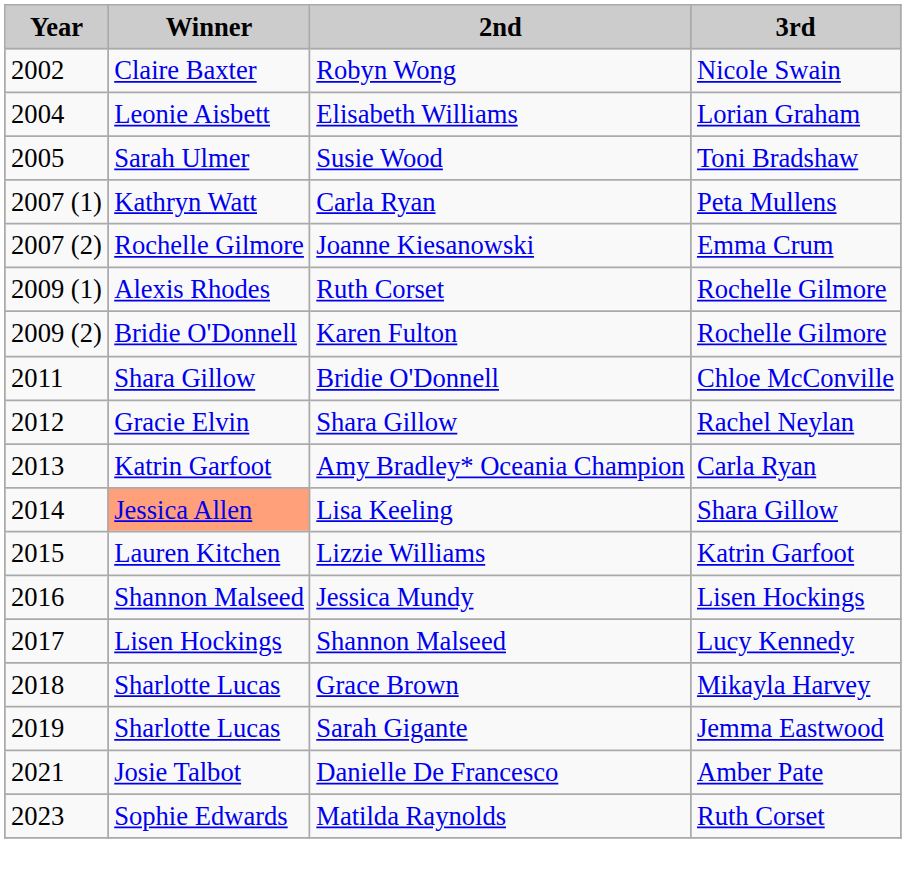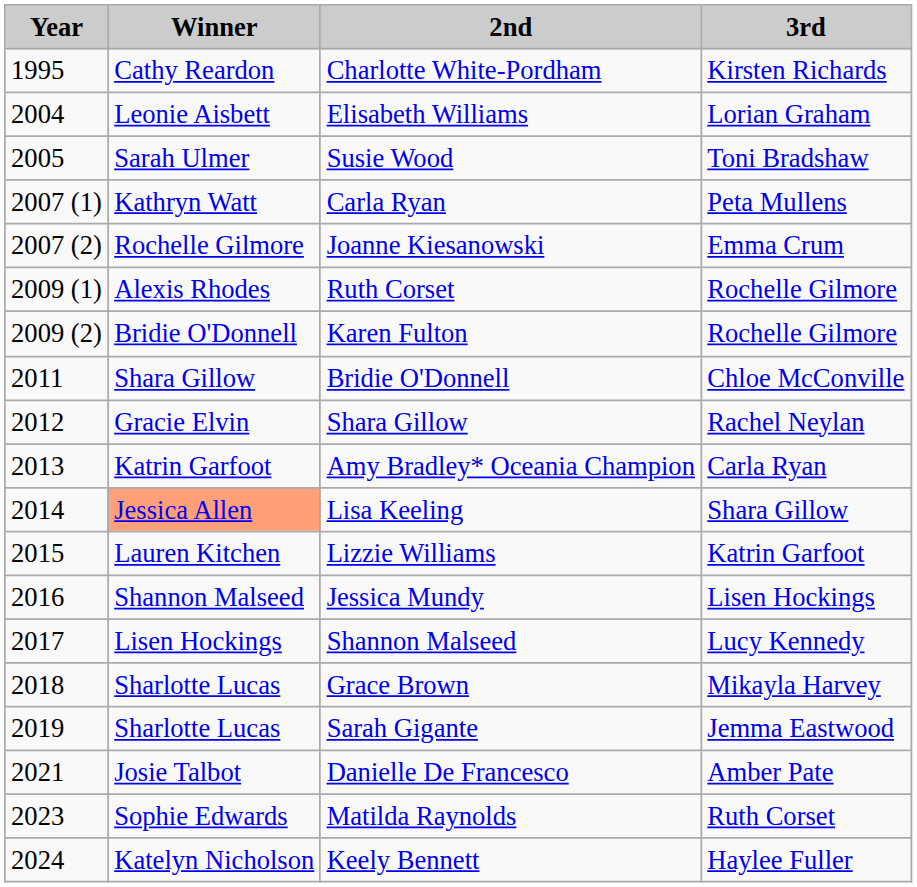+ row: (464, 70)
- row: (386, 70)
+ row: (403, 859)
